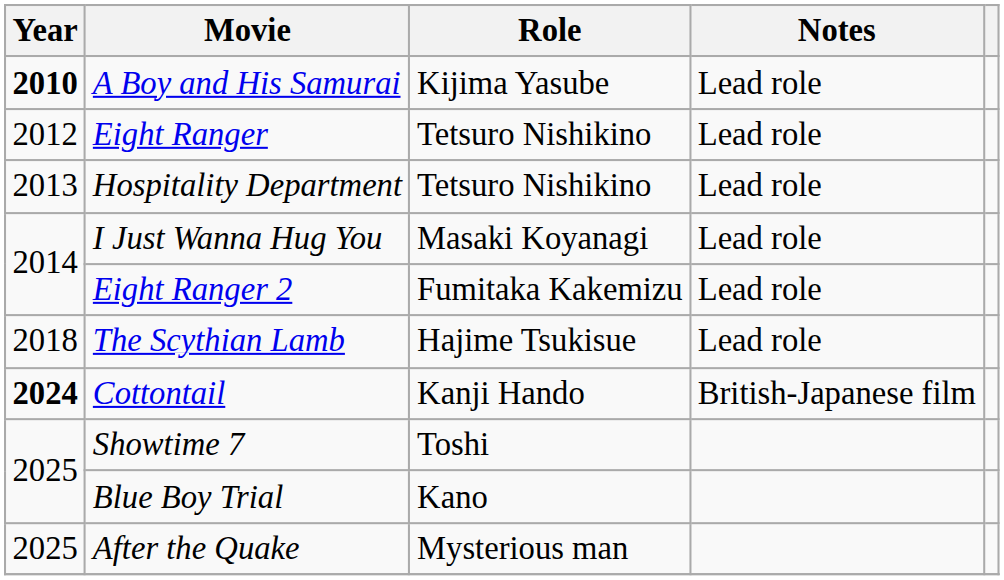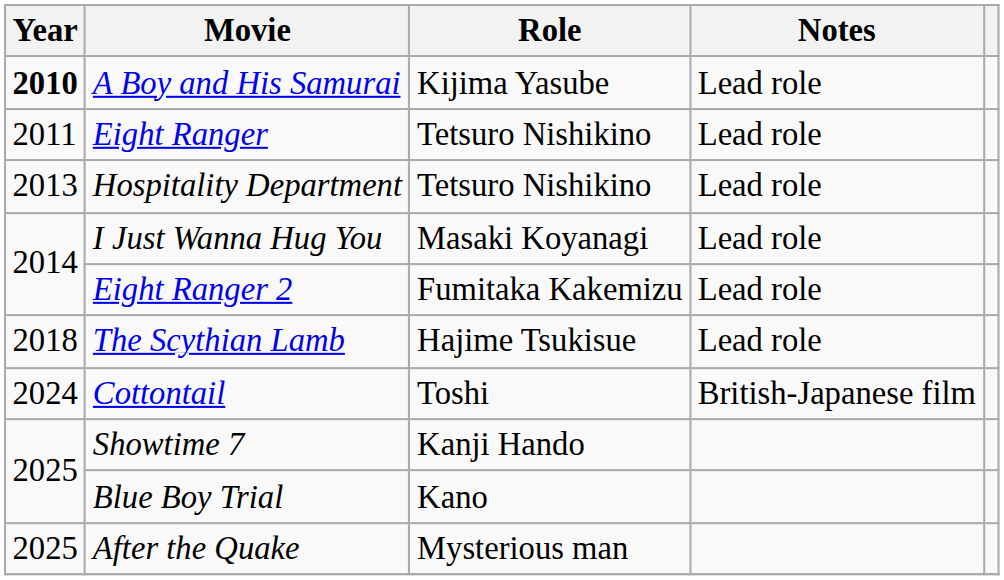(45, 133) 2012 -> (45, 133) 2011
(45, 392) bold -> (45, 392) normal
(501, 392) Kanji Hando -> (453, 392) Toshi
(453, 444) Toshi -> (501, 444) Kanji Hando
